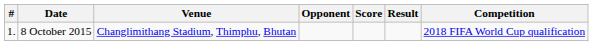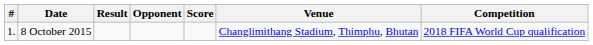columns swapped: (196, 13) <-> (403, 13)
